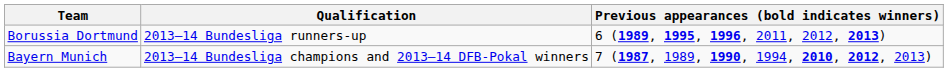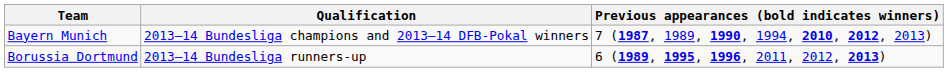rows swapped: (73, 36) <-> (57, 56)
